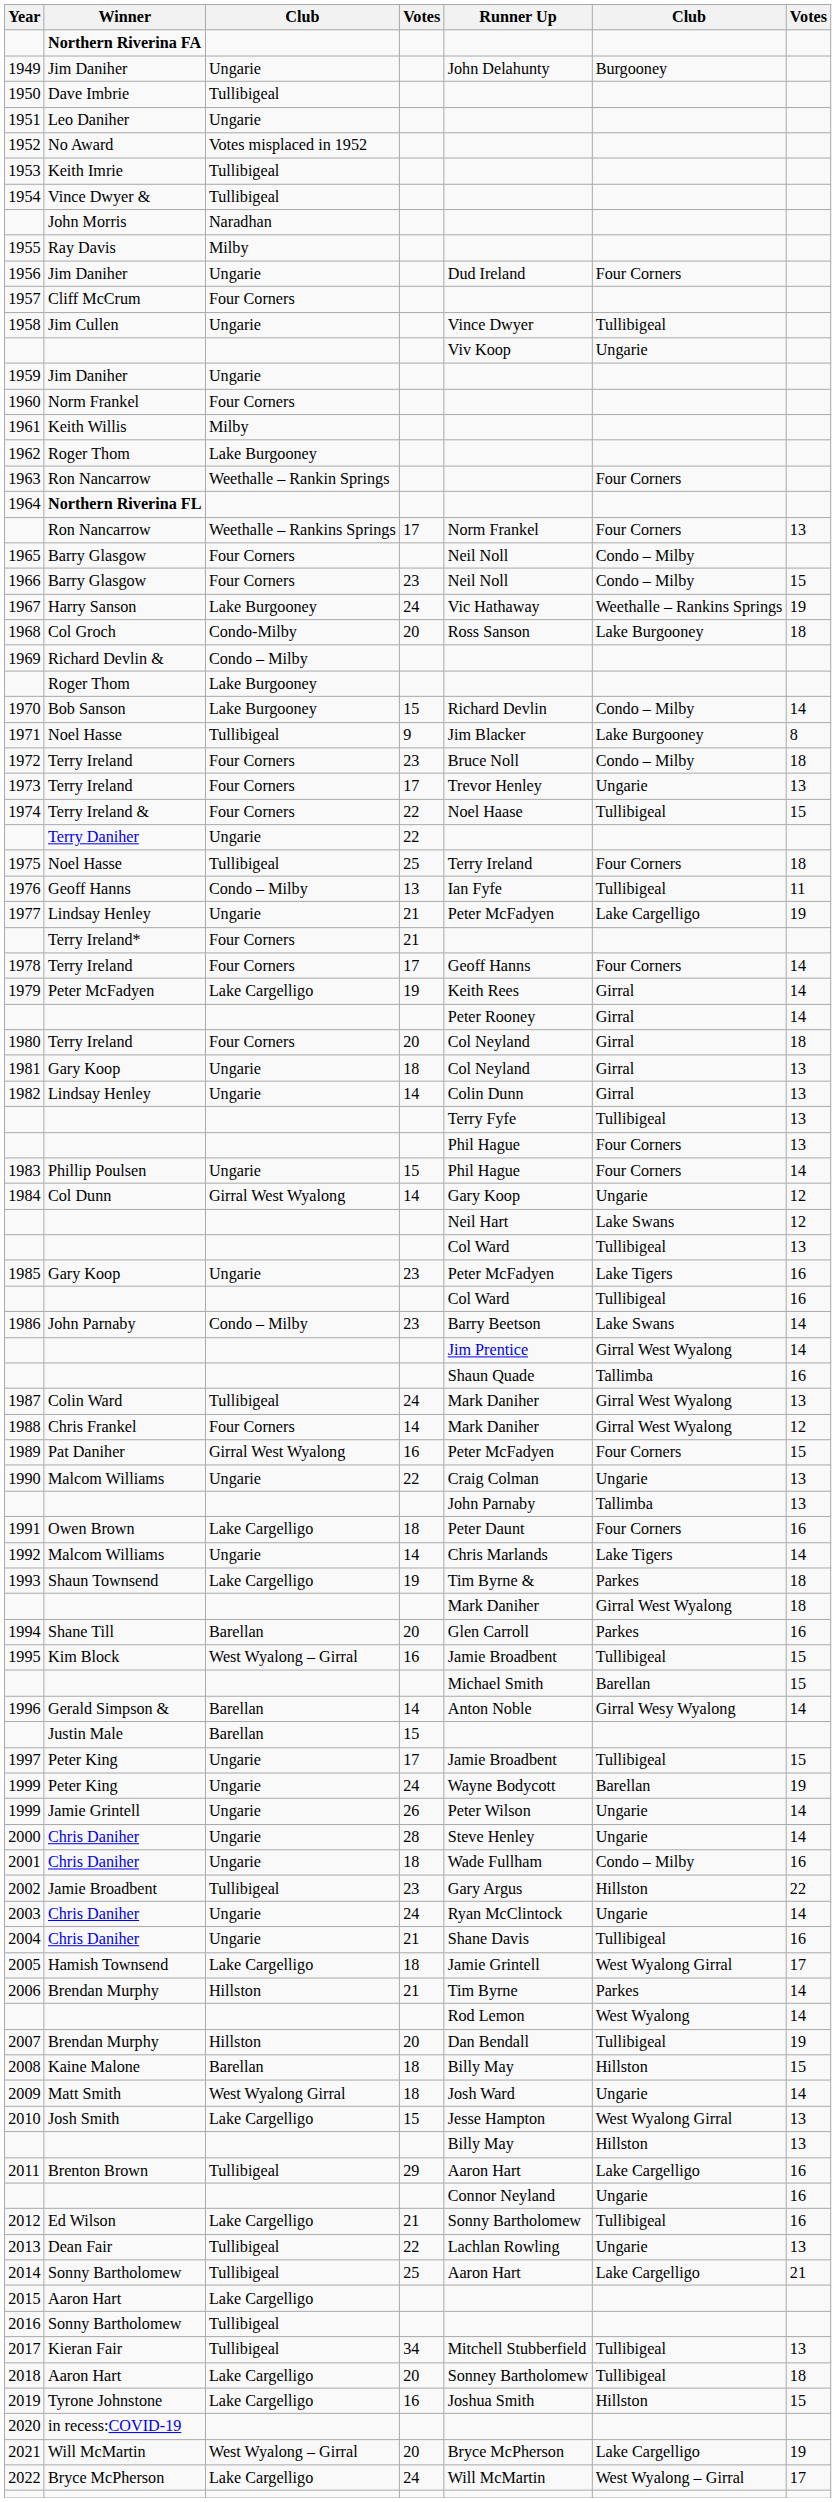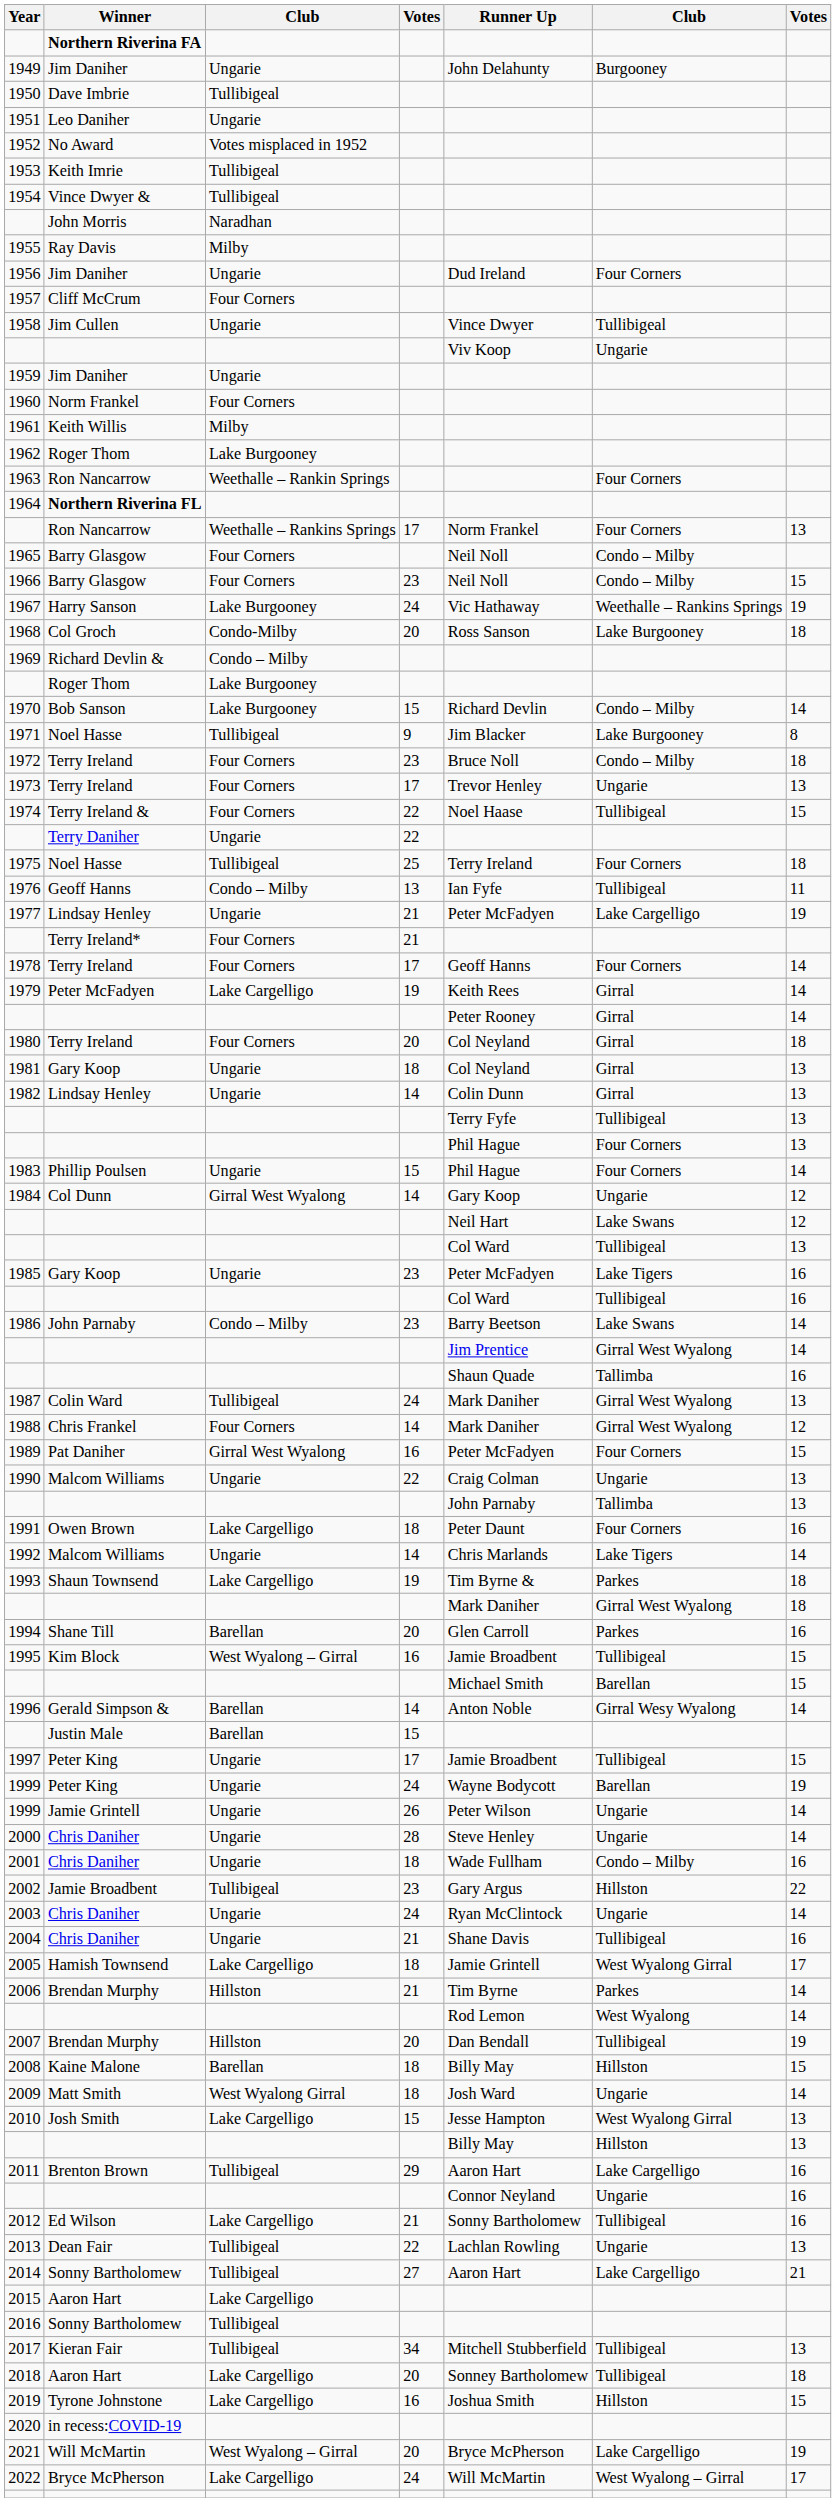(411, 2272) 25 -> (411, 2272) 27
